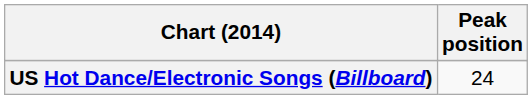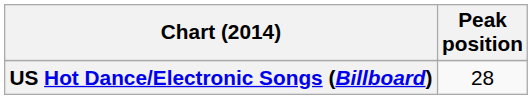(482, 77) 24 -> (482, 77) 28
